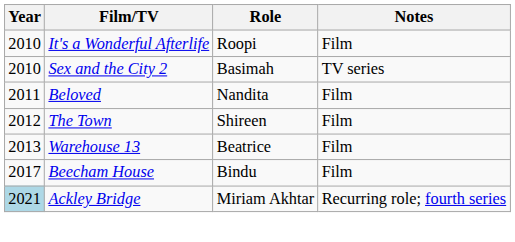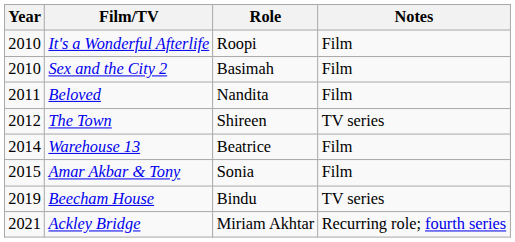(353, 69) TV series -> (337, 69) Film
(337, 120) Film -> (353, 120) TV series
(25, 146) 2013 -> (25, 146) 2014
+ row: (114, 172)
(25, 172) 2017 -> (25, 198) 2019
(337, 172) Film -> (353, 198) TV series
(25, 198) lightblue background -> (25, 224) no background
